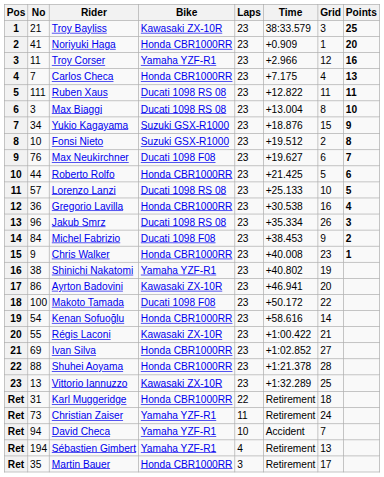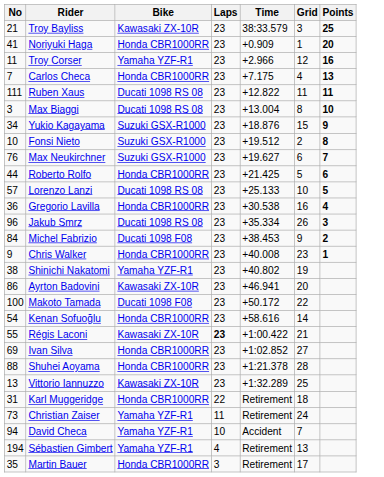- column: (16, 13)
(178, 158) Ducati 1098 F08 -> (162, 158) Suzuki GSX-R1000
(243, 335) normal -> (219, 335) bold
